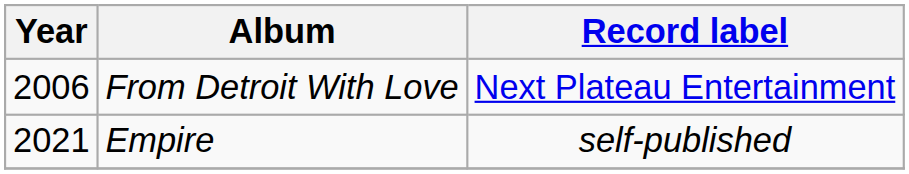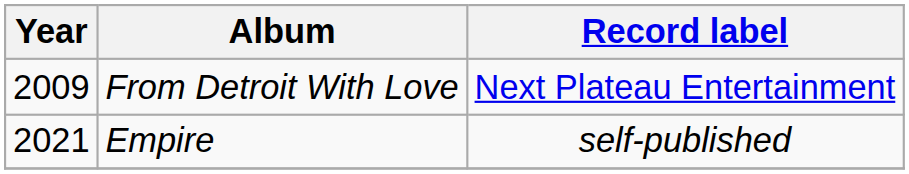(51, 86) 2006 -> (51, 86) 2009
